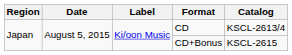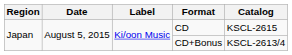(256, 27) KSCL-2613/4 -> (252, 27) KSCL-2615
(252, 43) KSCL-2615 -> (256, 43) KSCL-2613/4
